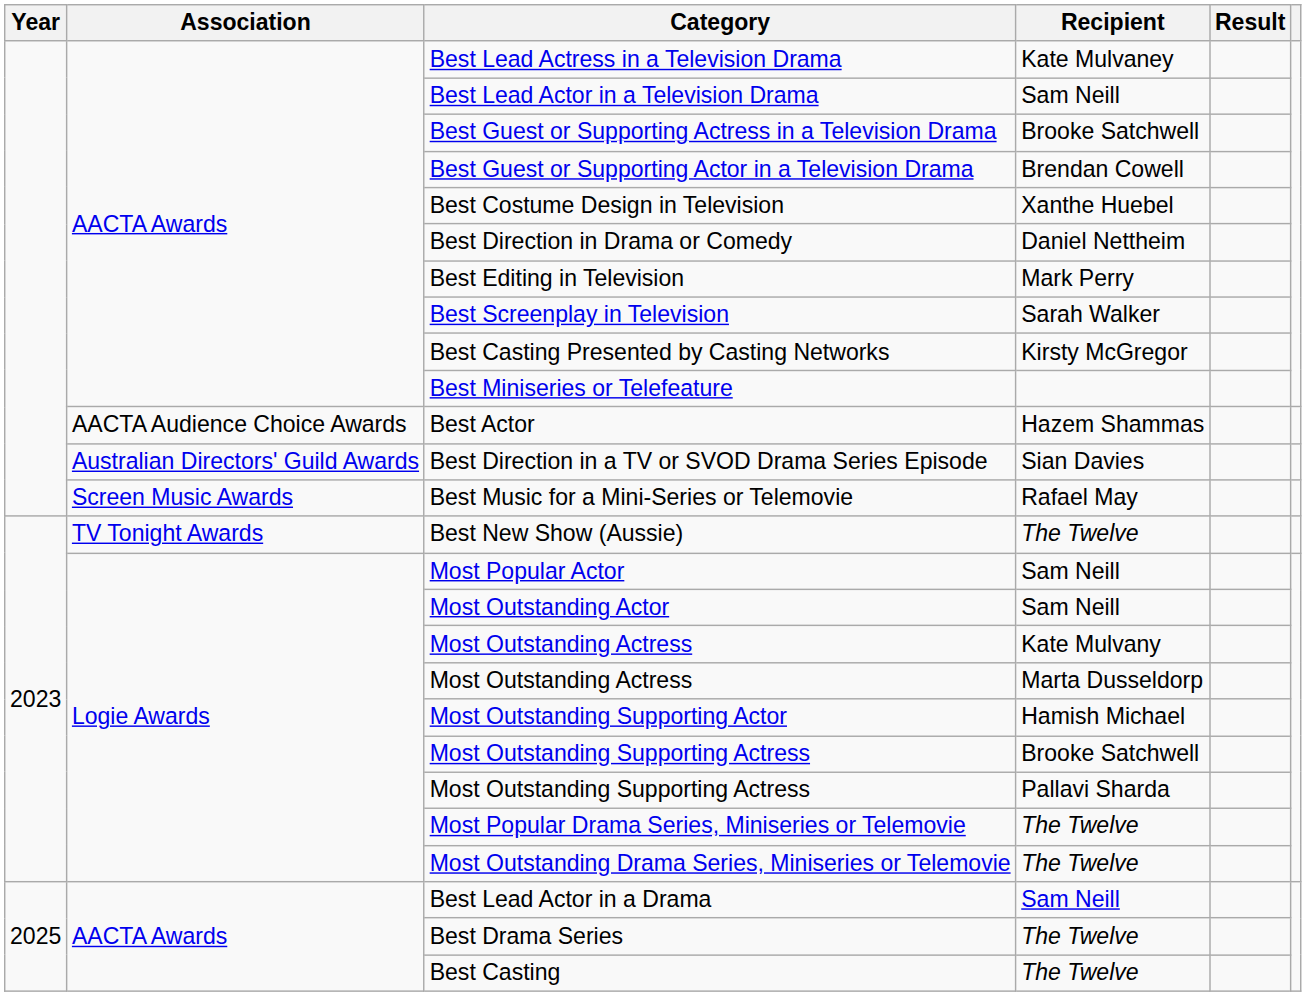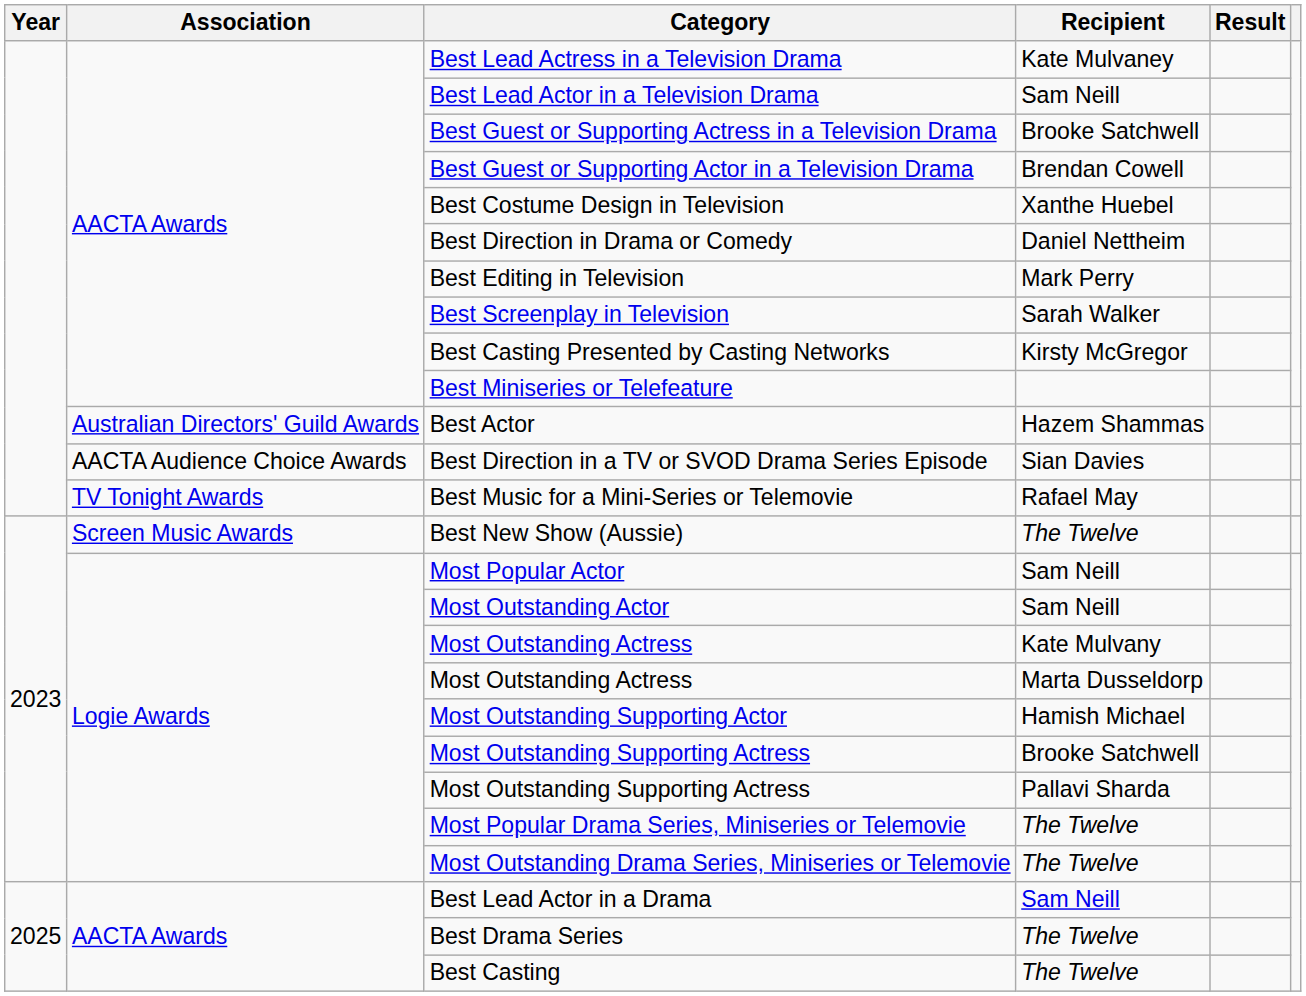(239, 424) AACTA Audience Choice Awards -> (245, 424) Australian Directors' Guild Awards
(245, 461) Australian Directors' Guild Awards -> (239, 461) AACTA Audience Choice Awards
(182, 497) Screen Music Awards -> (168, 497) TV Tonight Awards
(168, 534) TV Tonight Awards -> (182, 534) Screen Music Awards
